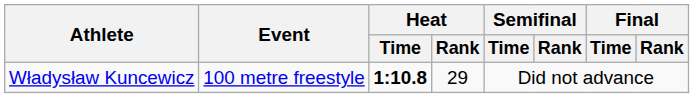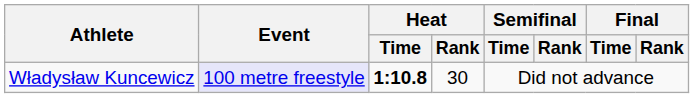(284, 78) no background -> (284, 78) lavender background
(458, 78) 29 -> (458, 78) 30
